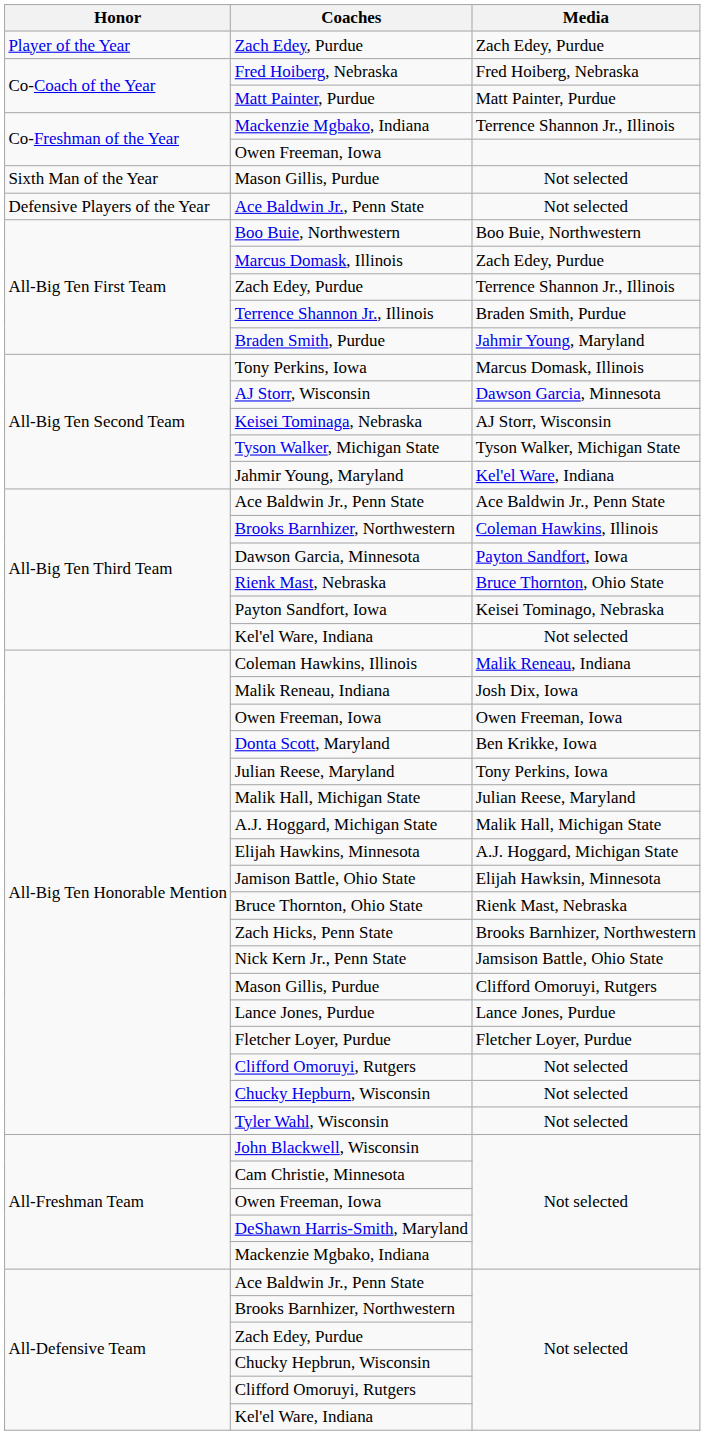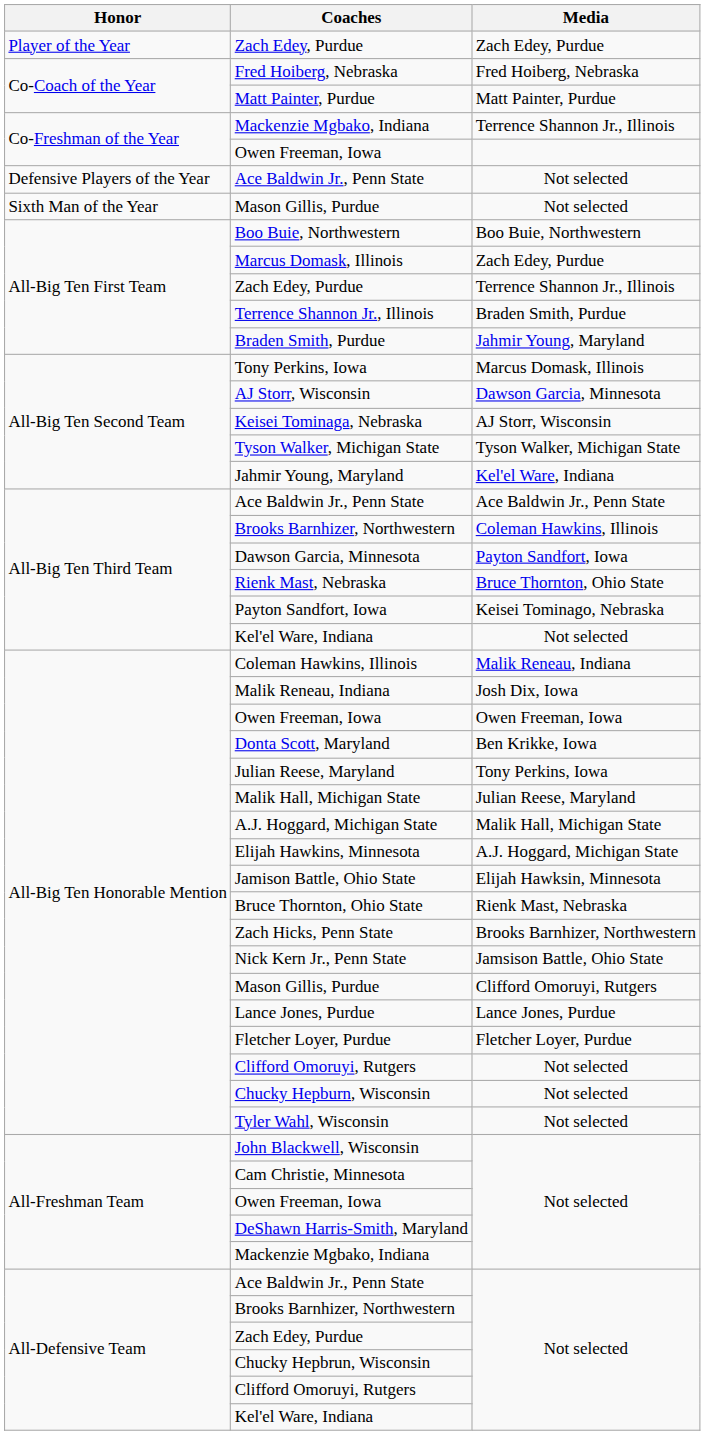rows swapped: (109, 206) <-> (83, 179)
